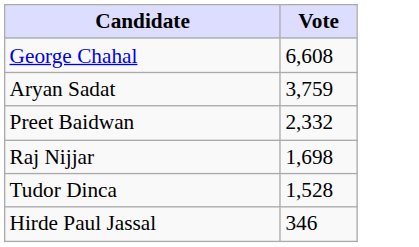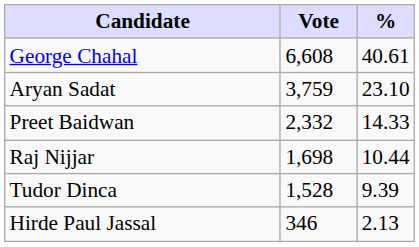+ column: (386, 21)
